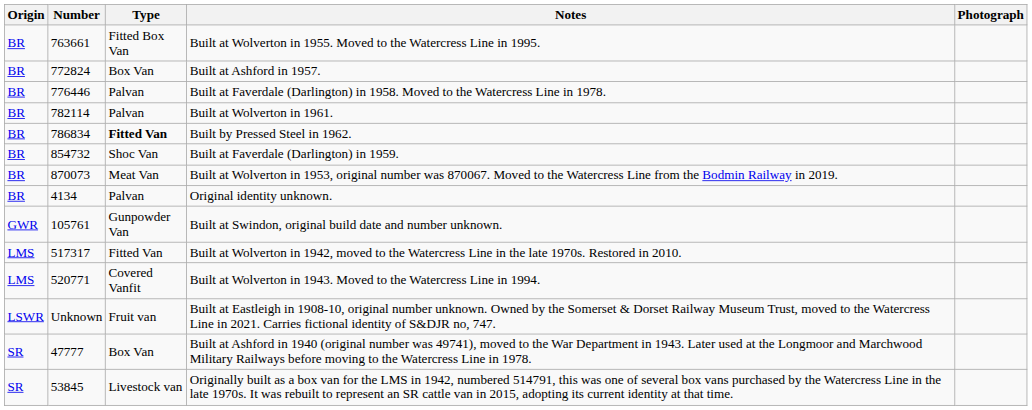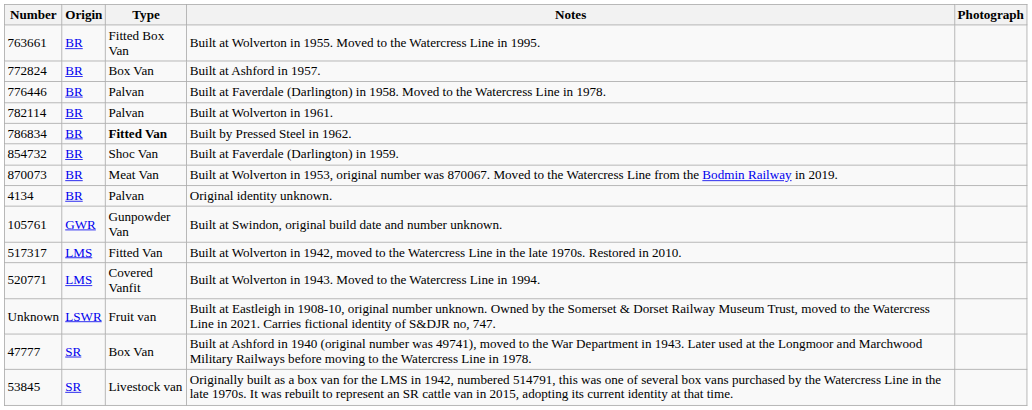columns swapped: (26, 14) <-> (77, 14)
